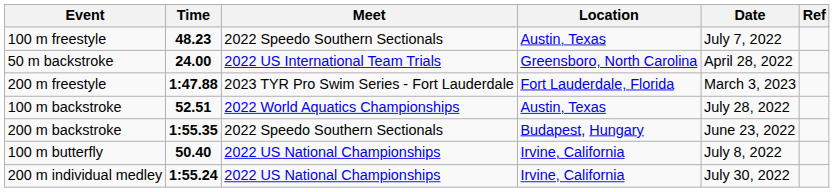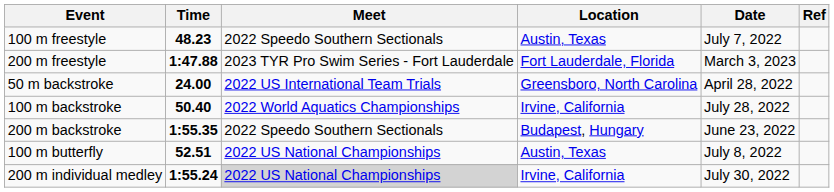rows swapped: (57, 84) <-> (61, 61)
(193, 107) 52.51 -> (193, 107) 50.40
(563, 107) Austin, Texas -> (572, 107) Irvine, California
(193, 152) 50.40 -> (193, 152) 52.51
(572, 152) Irvine, California -> (563, 152) Austin, Texas
(332, 175) no background -> (332, 175) lightgrey background
